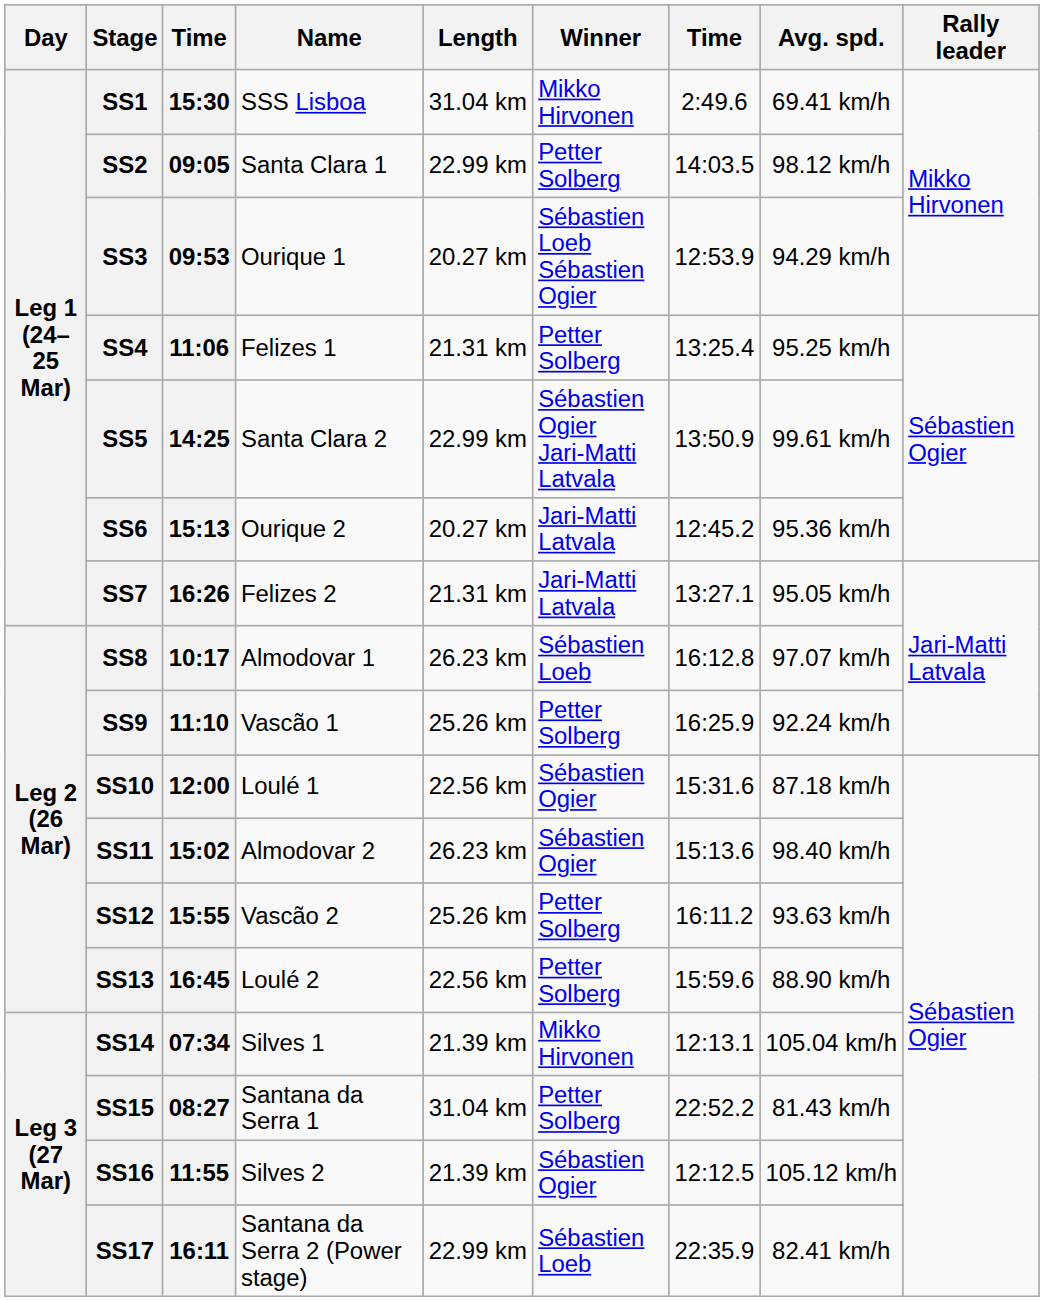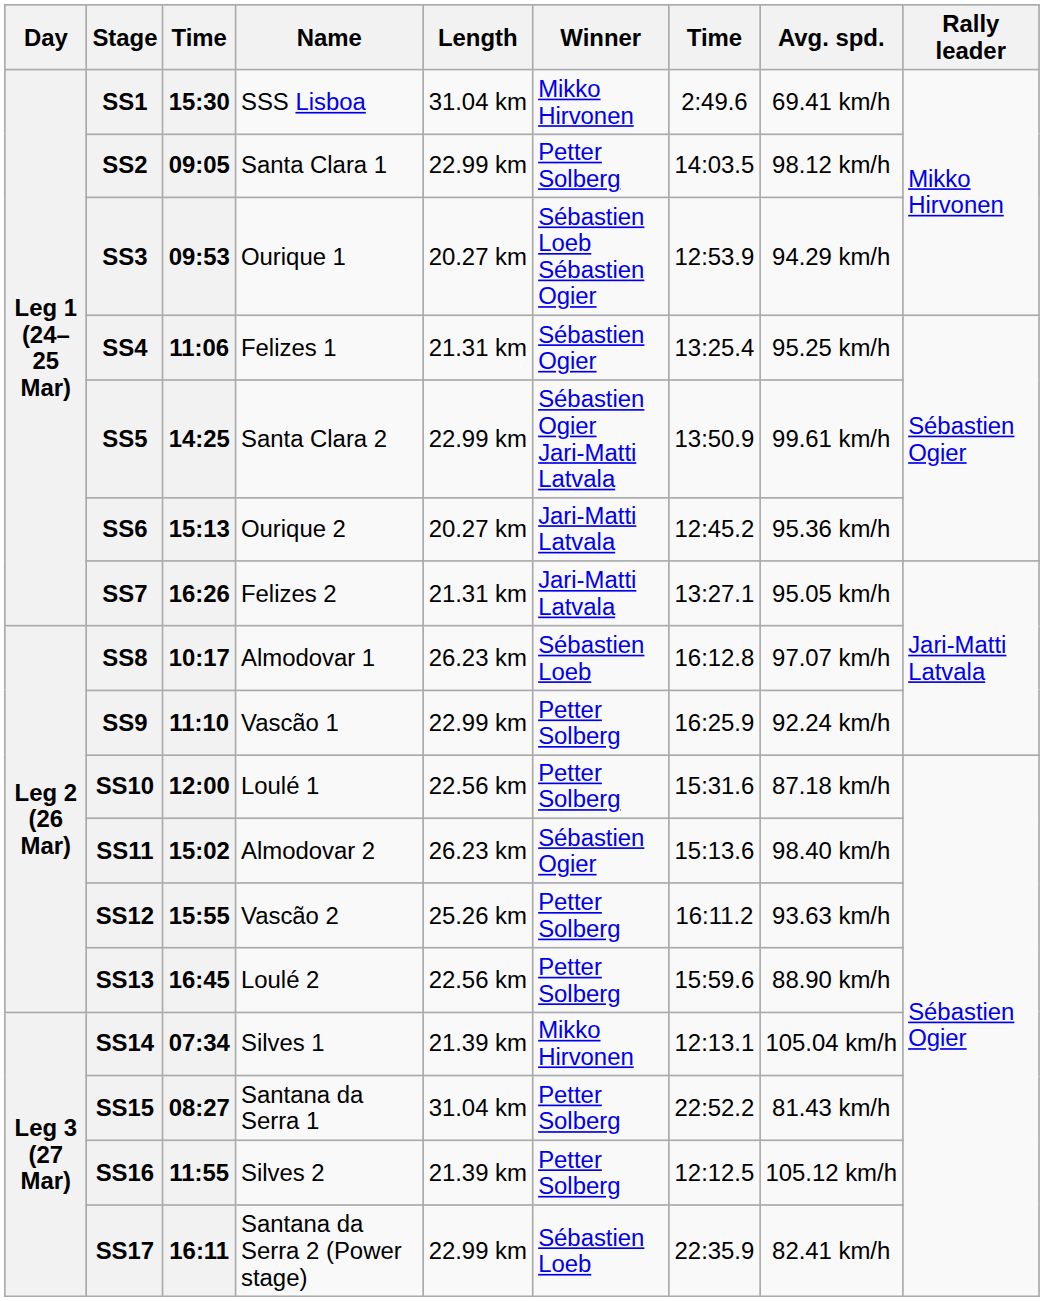(579, 348) Petter Solberg -> (591, 348) Sébastien Ogier
(478, 723) 25.26 km -> (478, 723) 22.99 km
(591, 787) Sébastien Ogier -> (579, 787) Petter Solberg
(591, 1173) Sébastien Ogier -> (579, 1173) Petter Solberg
